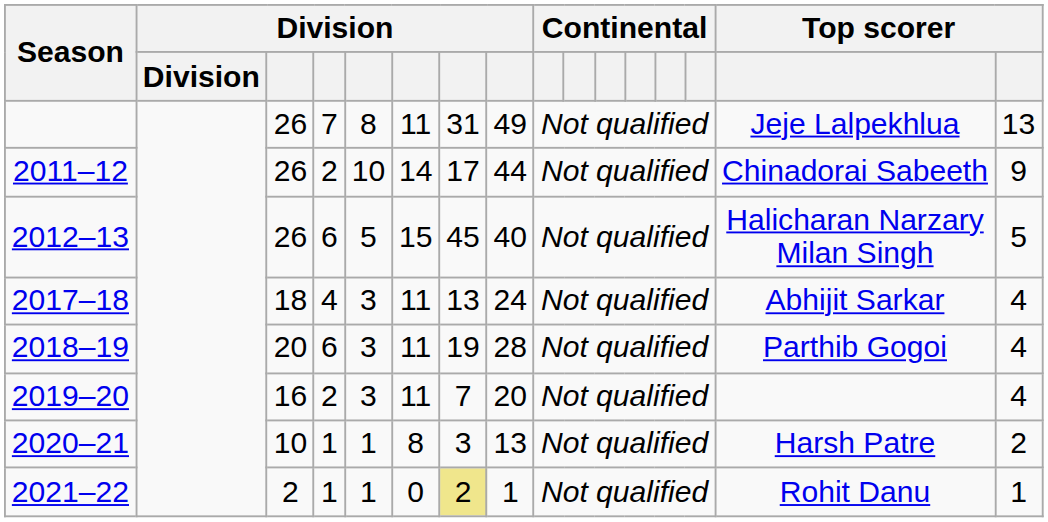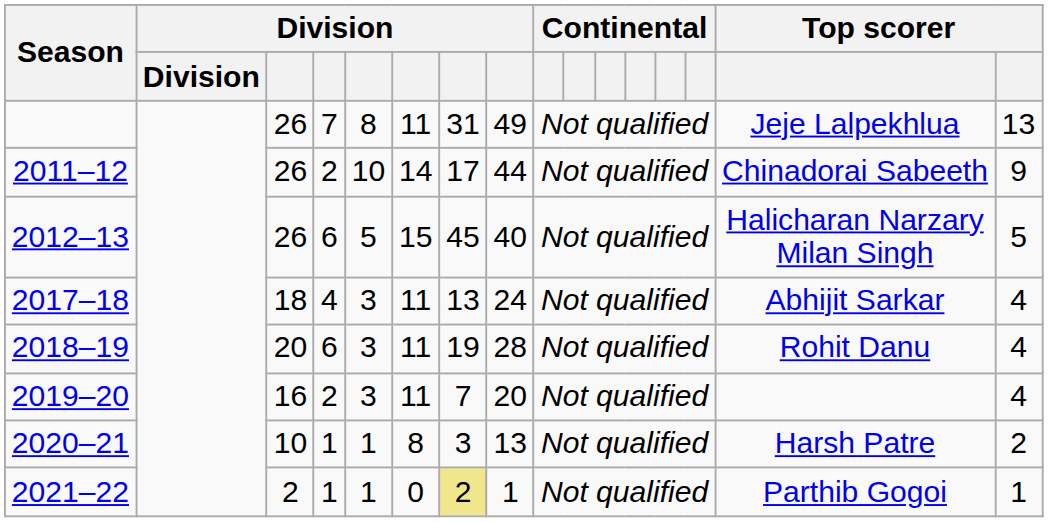(855, 348) Parthib Gogoi -> (855, 348) Rohit Danu
(855, 491) Rohit Danu -> (855, 491) Parthib Gogoi
